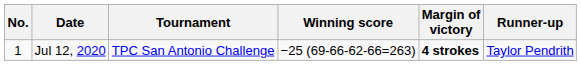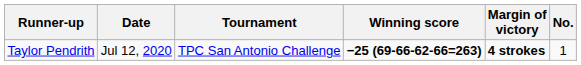columns swapped: (18, 22) <-> (530, 22)
(348, 50) normal -> (414, 50) bold
